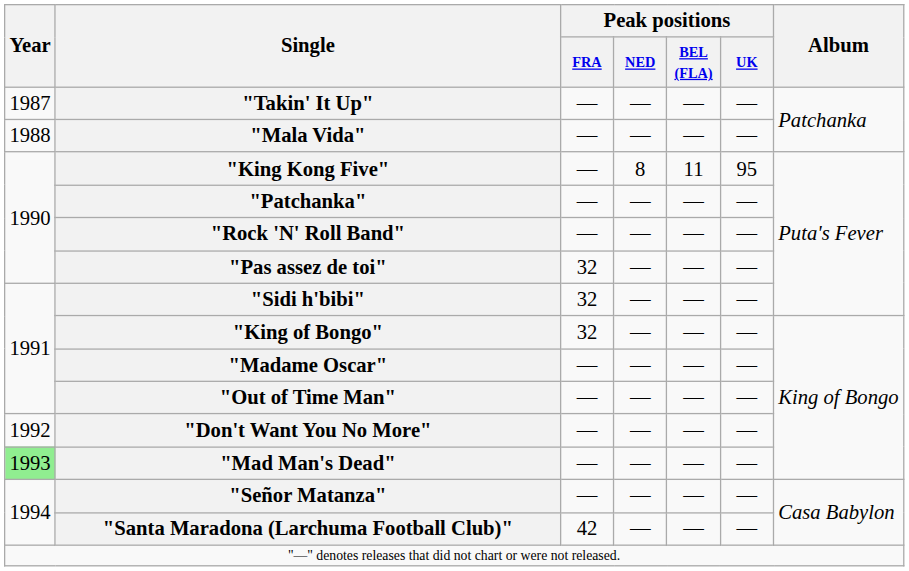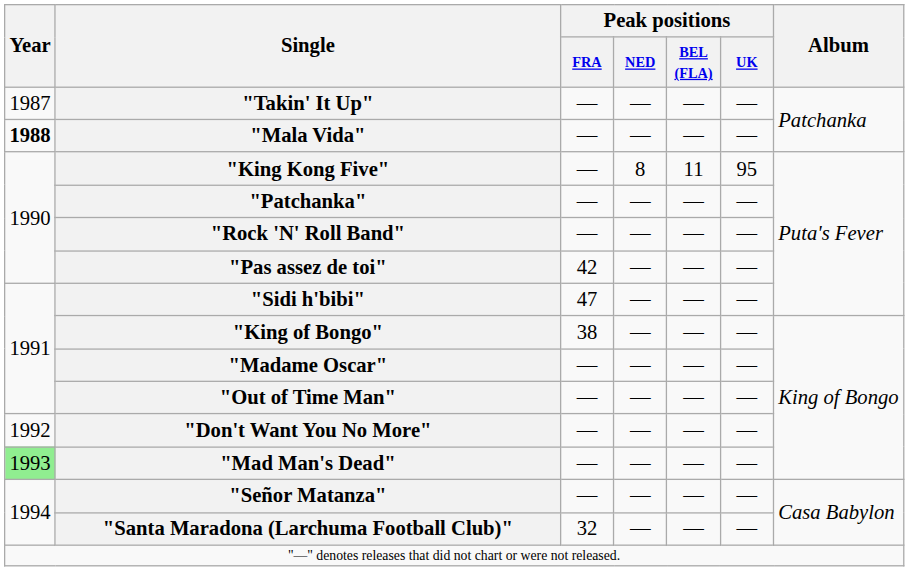(30, 135) normal -> (30, 135) bold
(587, 266) 32 -> (587, 266) 42
(587, 299) 32 -> (587, 299) 47
(587, 332) 32 -> (587, 332) 38
(587, 528) 42 -> (587, 528) 32
